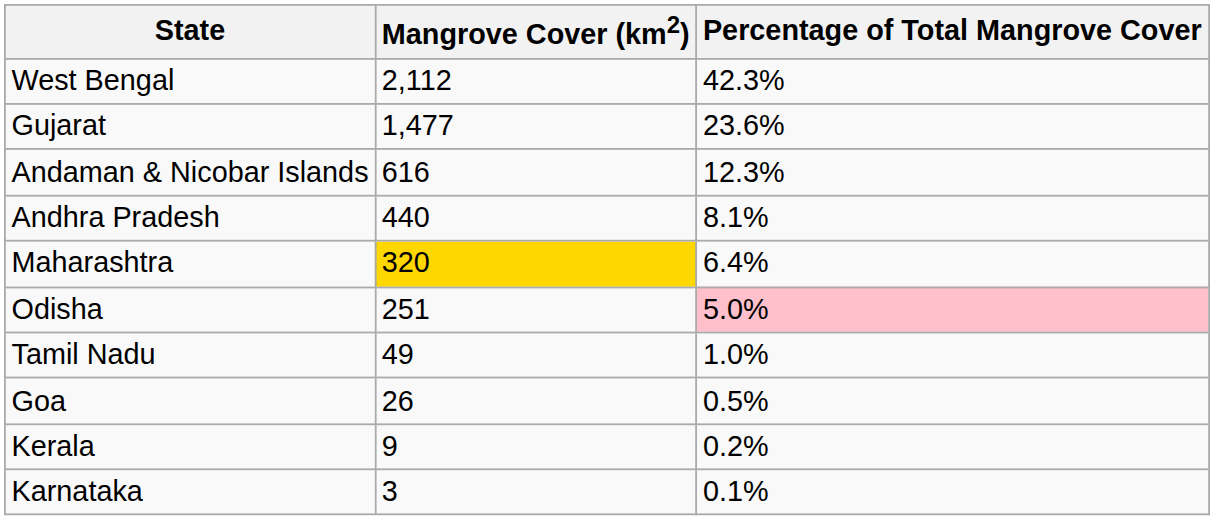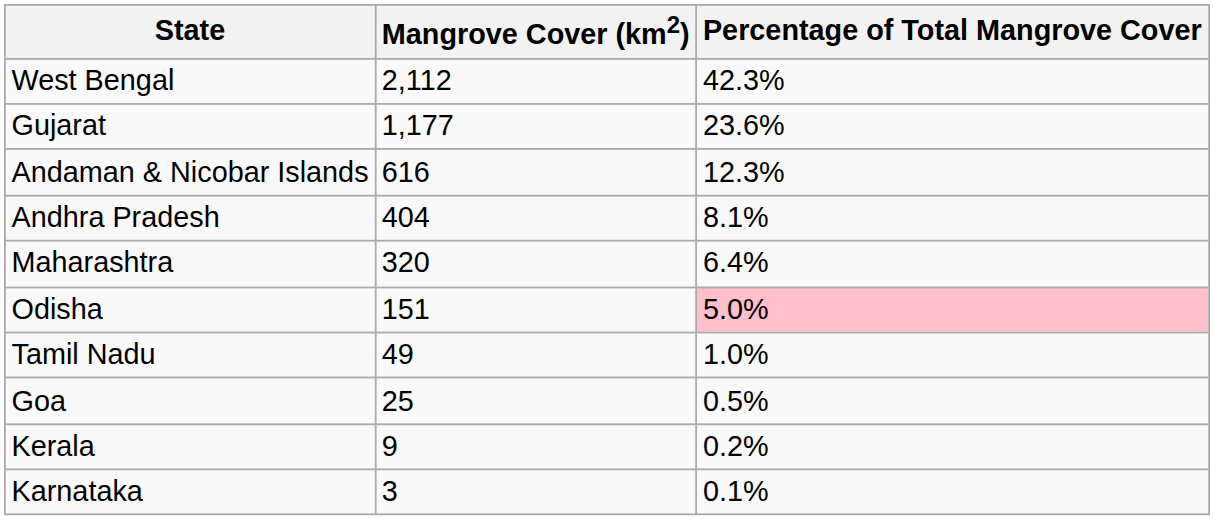(418, 126) 1,477 -> (418, 126) 1,177
(406, 217) 440 -> (406, 217) 404
(406, 263) gold background -> (406, 263) no background
(406, 309) 251 -> (406, 309) 151
(398, 400) 26 -> (398, 400) 25
